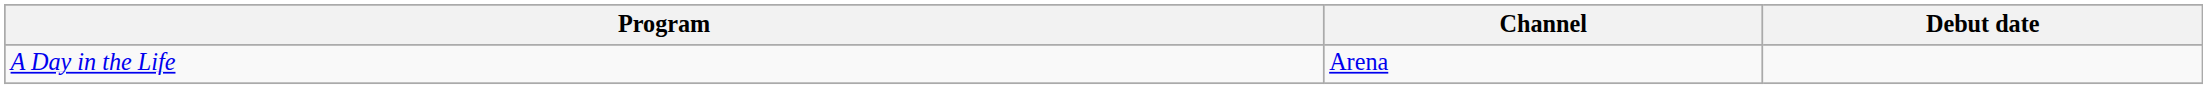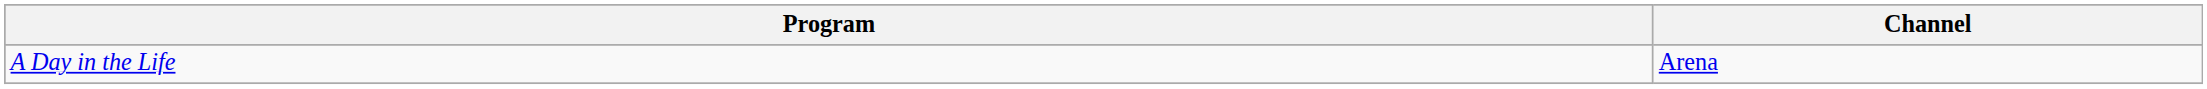- column: (1983, 24)
